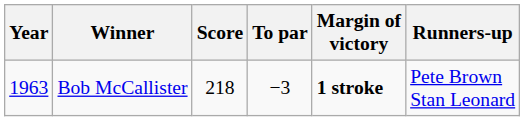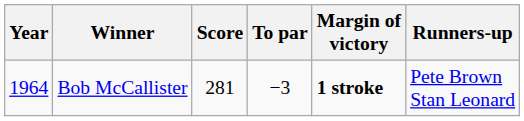(29, 88) 1963 -> (29, 88) 1964
(220, 88) 218 -> (220, 88) 281
